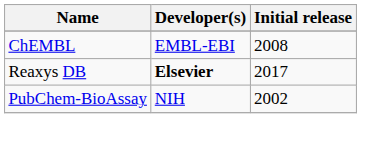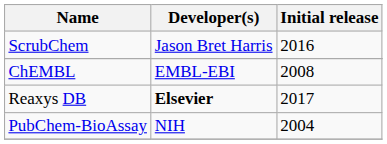+ row: (48, 44)
(271, 98) 2002 -> (297, 125) 2004
